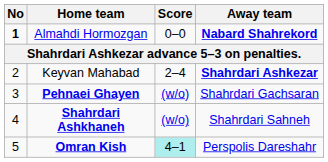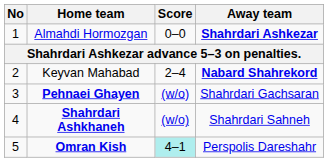(16, 34) bold -> (16, 34) normal
(260, 34) Nabard Shahrekord -> (260, 34) Shahrdari Ashkezar
(260, 73) Shahrdari Ashkezar -> (260, 73) Nabard Shahrekord
